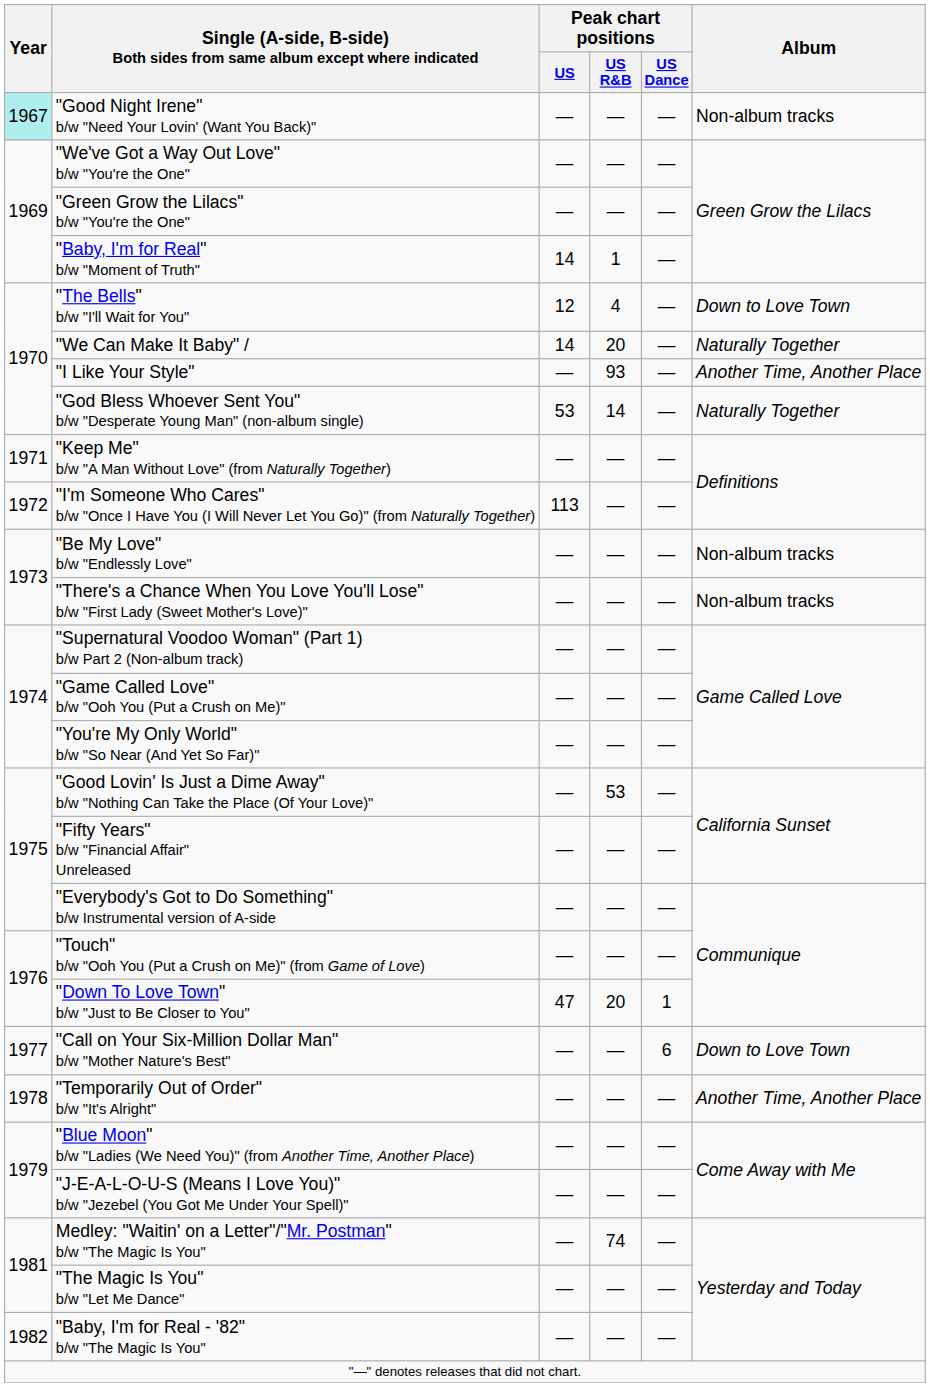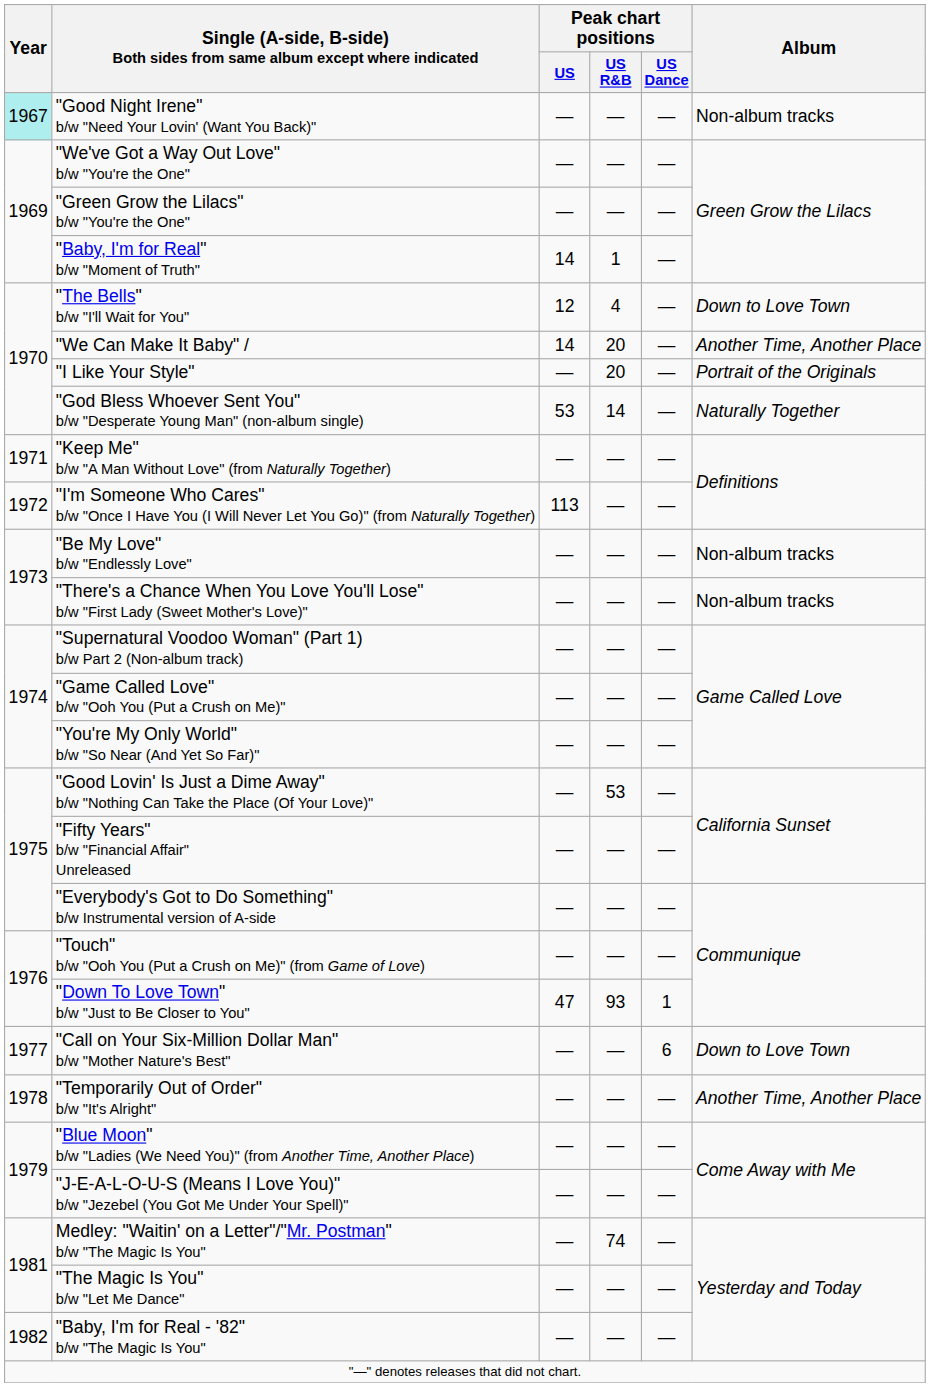(768, 344) Naturally Together -> (809, 344) Another Time, Another Place
(616, 372) 93 -> (616, 372) 20
(809, 372) Another Time, Another Place -> (786, 372) Portrait of the Originals
(616, 1002) 20 -> (616, 1002) 93
